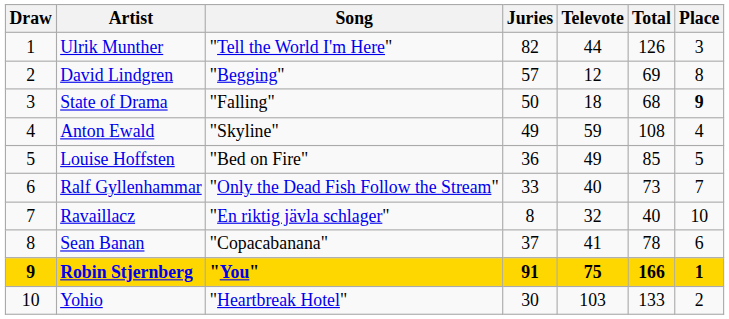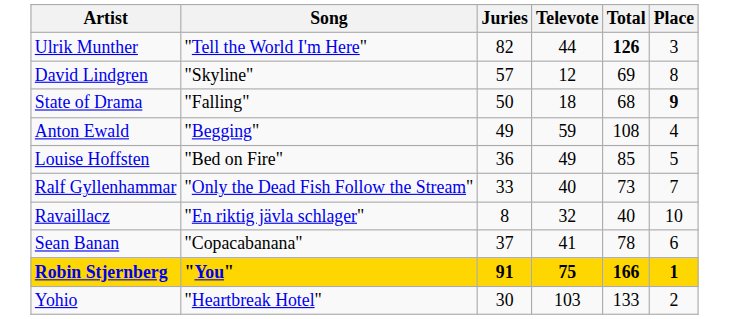- column: (31, 18)
(651, 46) normal -> (626, 46) bold
(247, 74) "Begging" -> (219, 74) "Skyline"
(244, 131) "Skyline" -> (222, 131) "Begging"
